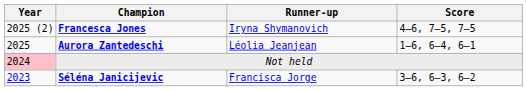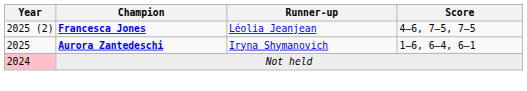(279, 29) Iryna Shymanovich -> (273, 29) Léolia Jeanjean
(273, 45) Léolia Jeanjean -> (279, 45) Iryna Shymanovich
- row: (111, 78)
